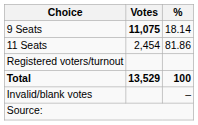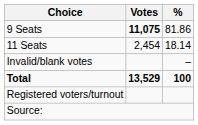(178, 29) 18.14 -> (178, 29) 81.86
(178, 45) 81.86 -> (178, 45) 18.14
rows swapped: (50, 95) <-> (65, 62)
